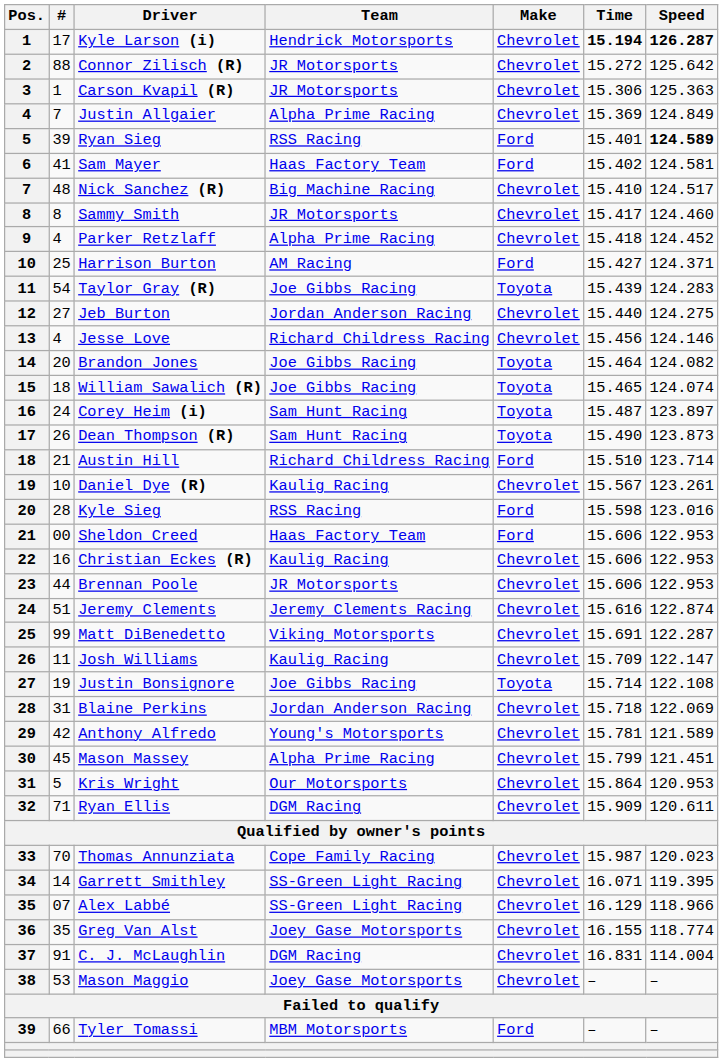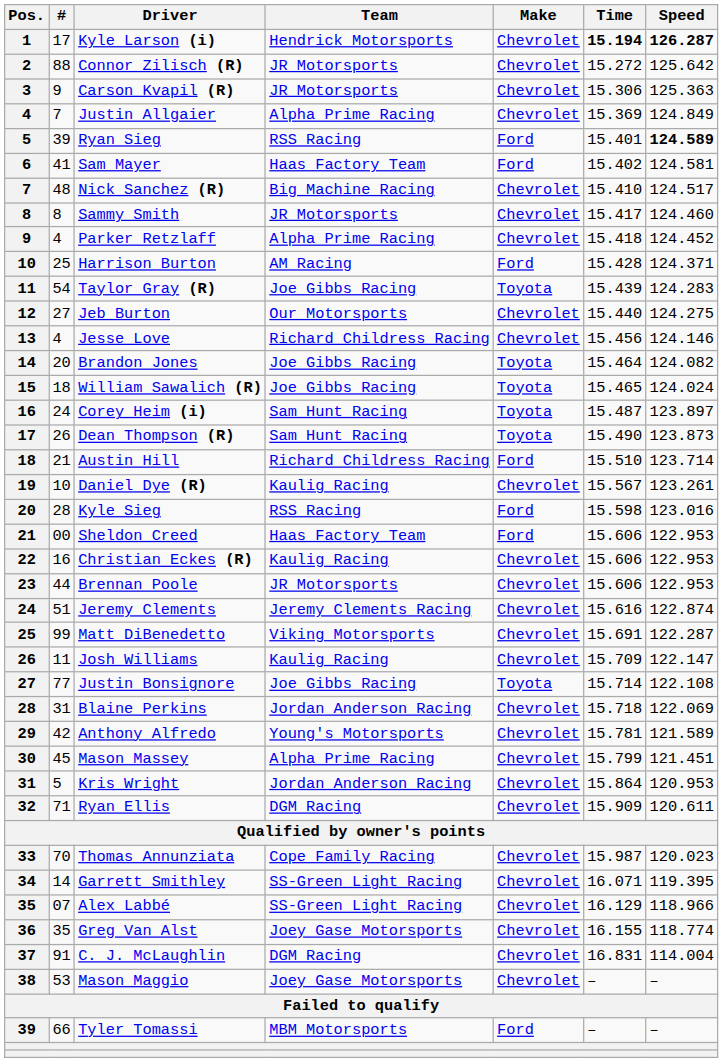(57, 91) 1 -> (57, 91) 9
(615, 265) 15.427 -> (615, 265) 15.428
(370, 314) Jordan Anderson Racing -> (338, 314) Our Motorsports
(682, 388) 124.074 -> (682, 388) 124.024
(62, 685) 19 -> (62, 685) 77
(338, 784) Our Motorsports -> (370, 784) Jordan Anderson Racing
